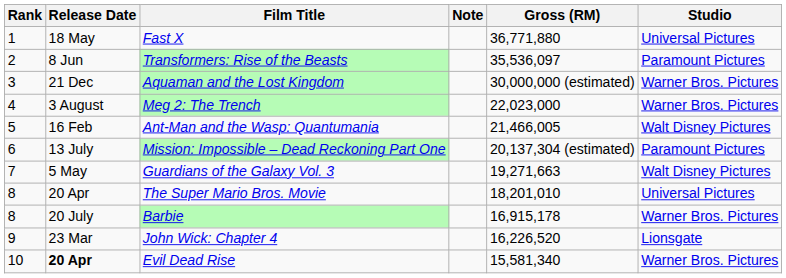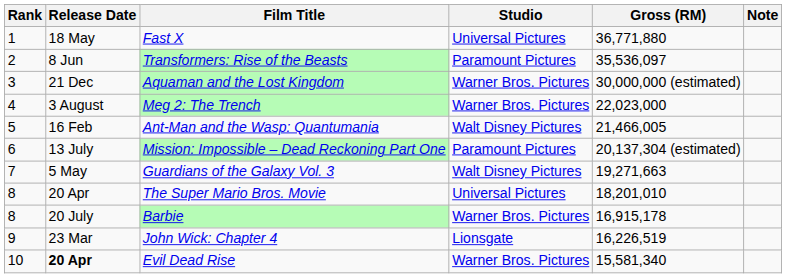columns swapped: (710, 15) <-> (468, 15)
(525, 238) 16,226,520 -> (631, 238) 16,226,519
